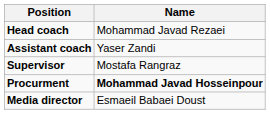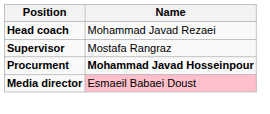- row: (49, 48)
(151, 100) no background -> (142, 83) pink background
